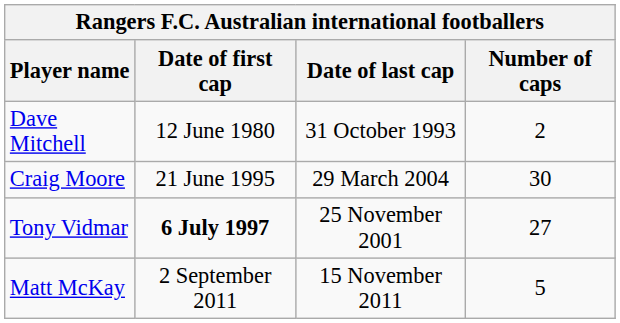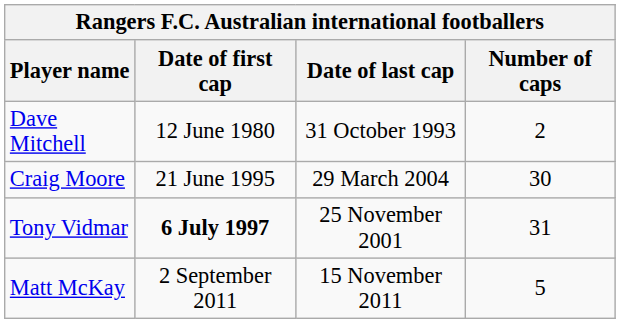(540, 227) 27 -> (540, 227) 31
